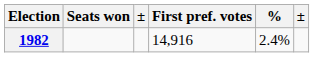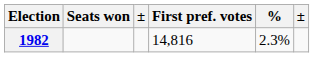(172, 39) 14,916 -> (172, 39) 14,816
(274, 39) 2.4% -> (274, 39) 2.3%
